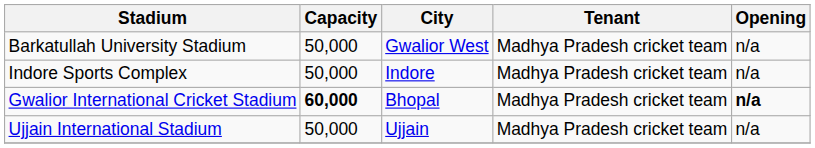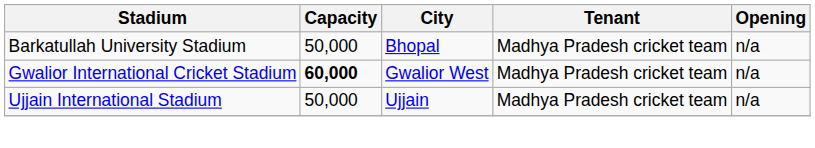(437, 45) Gwalior West -> (412, 45) Bhopal
- row: (98, 73)
(412, 101) Bhopal -> (437, 73) Gwalior West
(748, 101) bold -> (748, 73) normal
